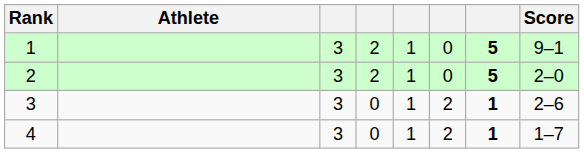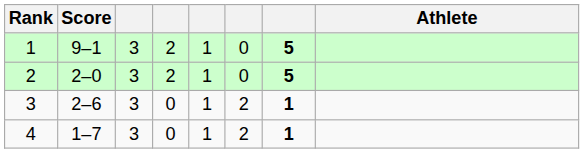columns swapped: (188, 18) <-> (549, 18)
